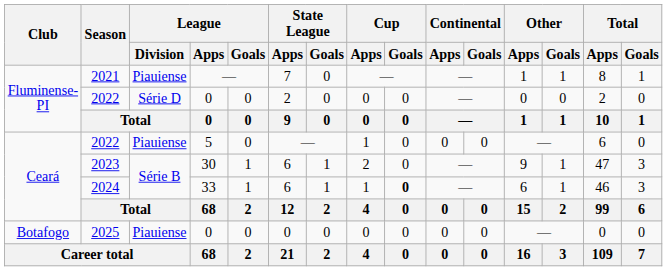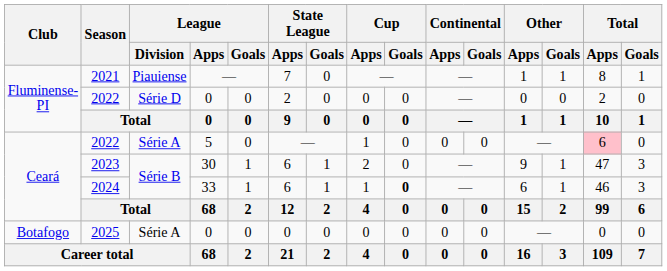(160, 143) Piauiense -> (160, 143) Série A
(602, 143) no background -> (602, 143) pink background
(160, 232) Piauiense -> (160, 232) Série A
